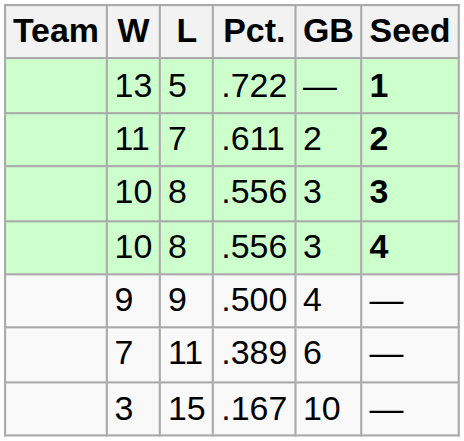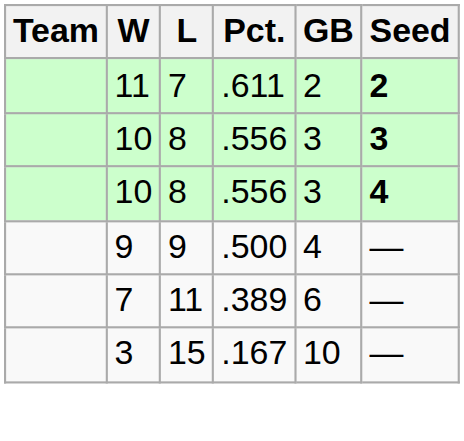- row: (133, 85)
